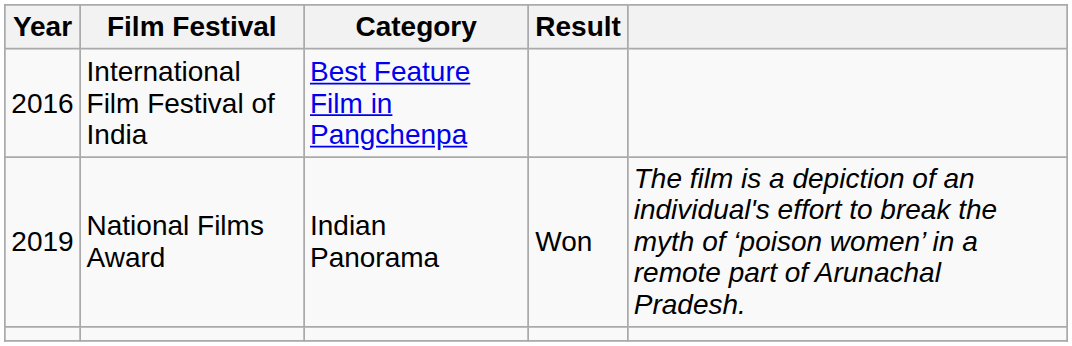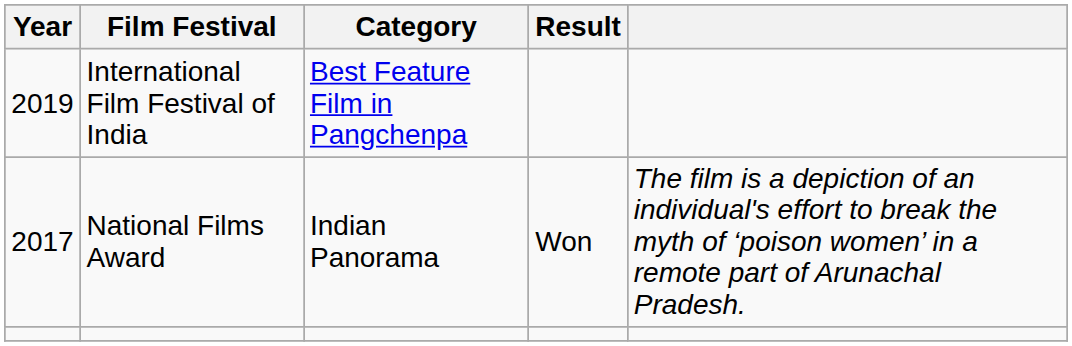(42, 102) 2016 -> (42, 102) 2019
(42, 241) 2019 -> (42, 241) 2017
